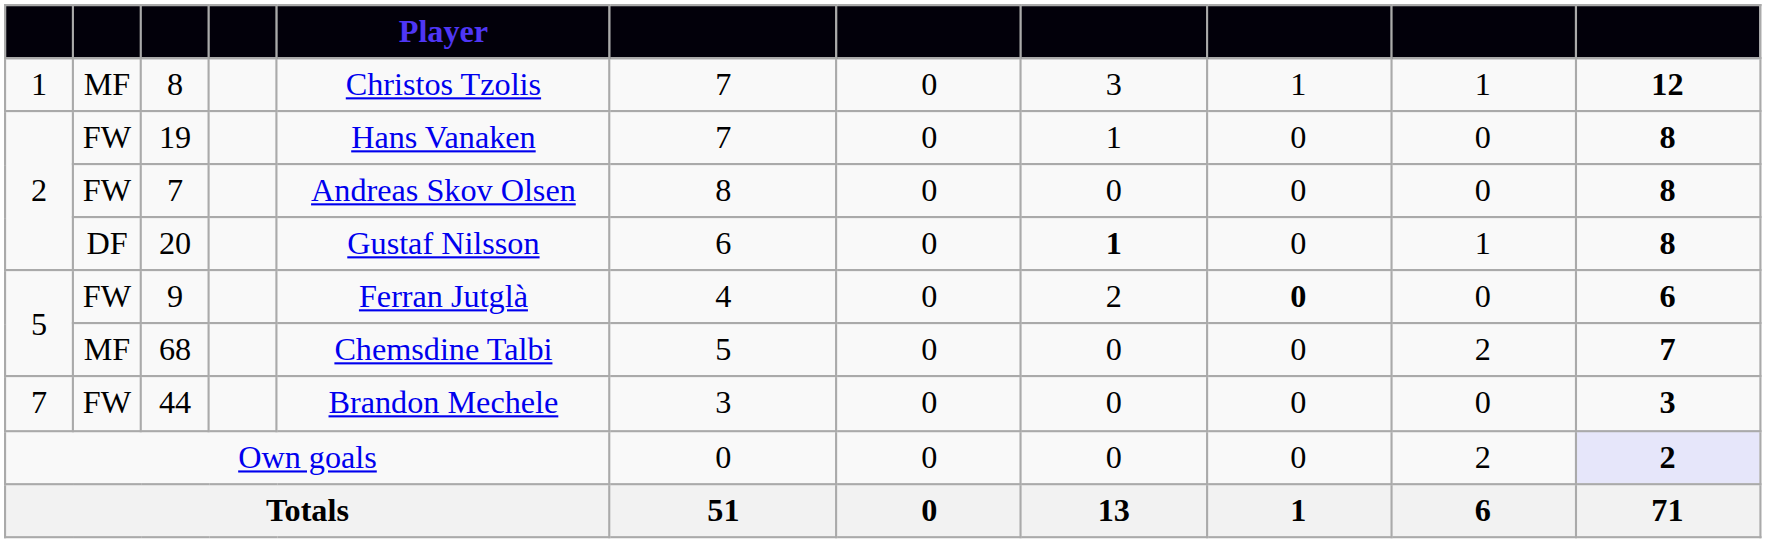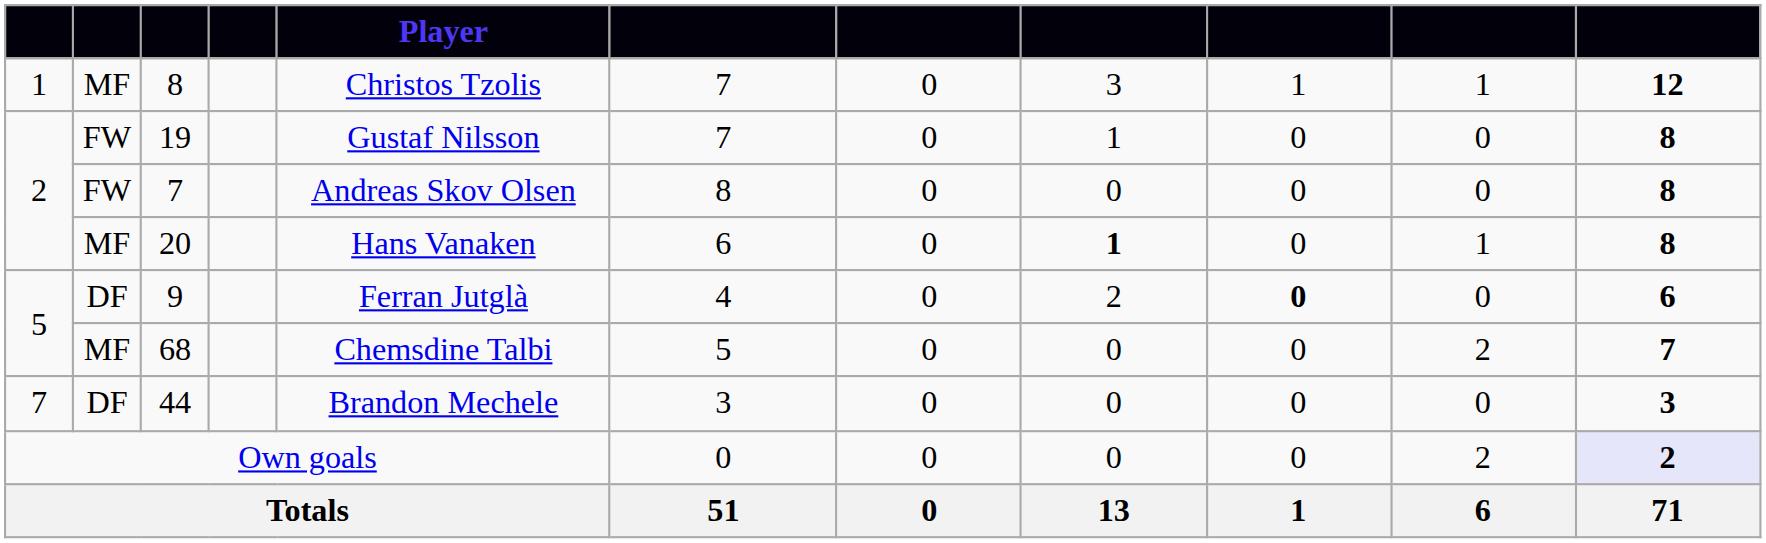(443, 137) Hans Vanaken -> (443, 137) Gustaf Nilsson
(107, 243) DF -> (107, 243) MF
(443, 243) Gustaf Nilsson -> (443, 243) Hans Vanaken
(107, 296) FW -> (107, 296) DF
(107, 403) FW -> (107, 403) DF
